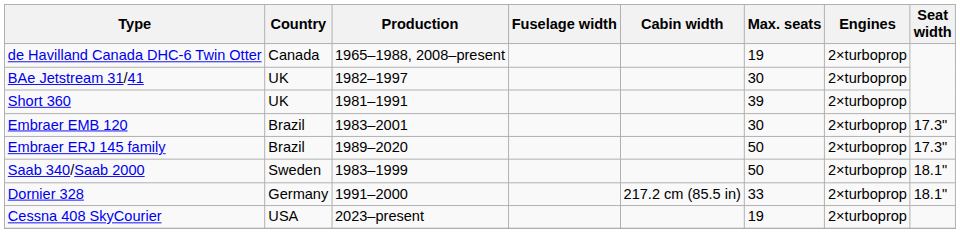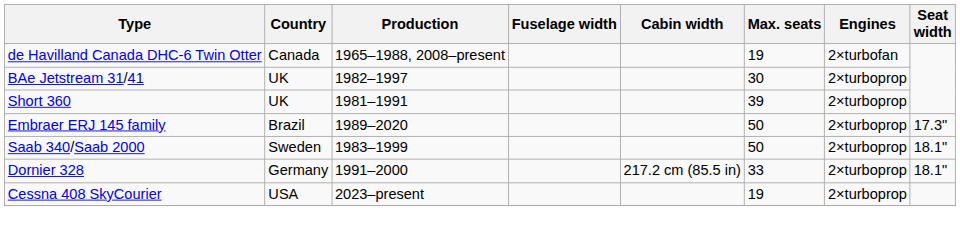(867, 55) 2×turboprop -> (863, 55) 2×turbofan
- row: (68, 124)
